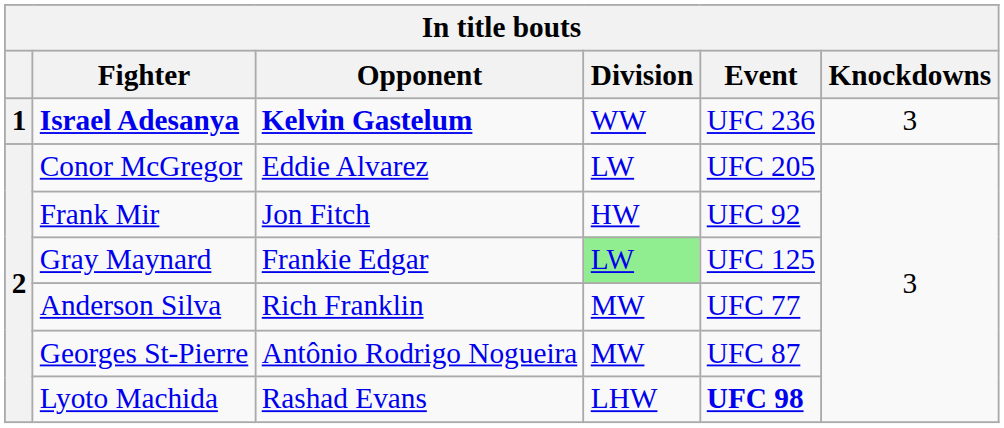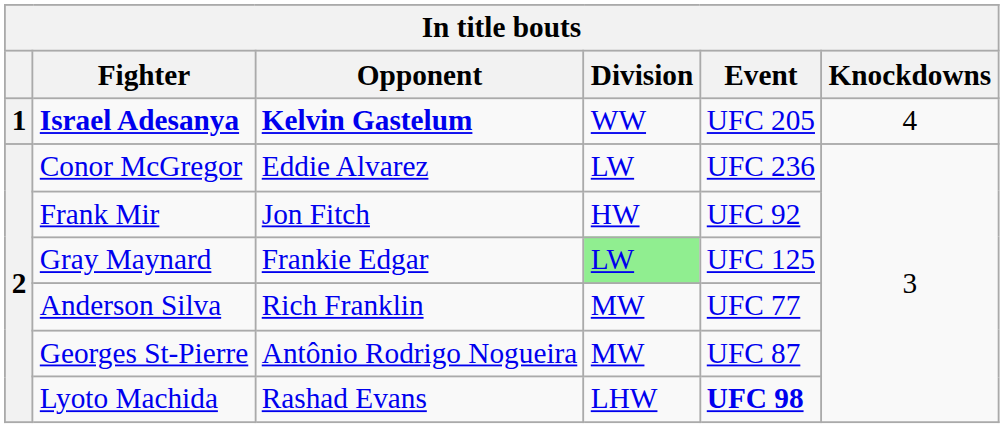(761, 120) UFC 236 -> (761, 120) UFC 205
(910, 120) 3 -> (910, 120) 4
(761, 167) UFC 205 -> (761, 167) UFC 236
